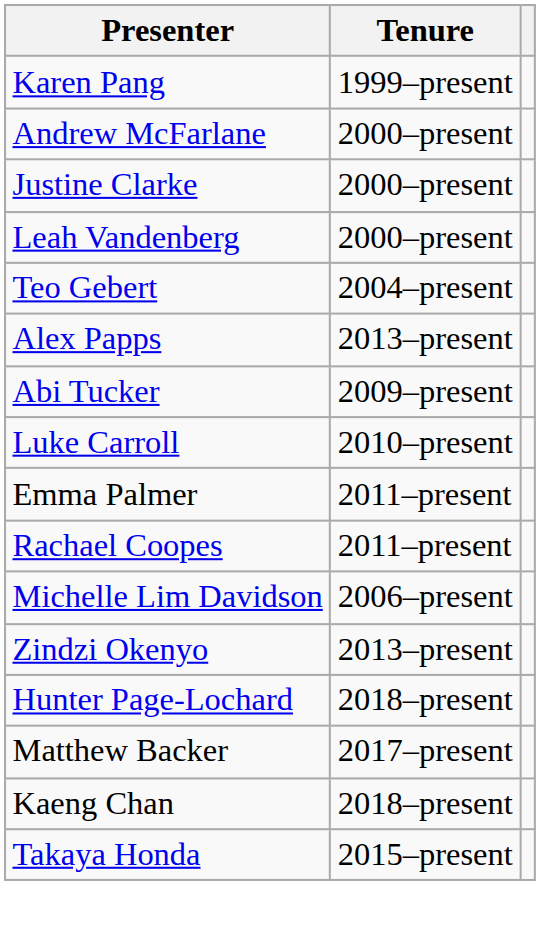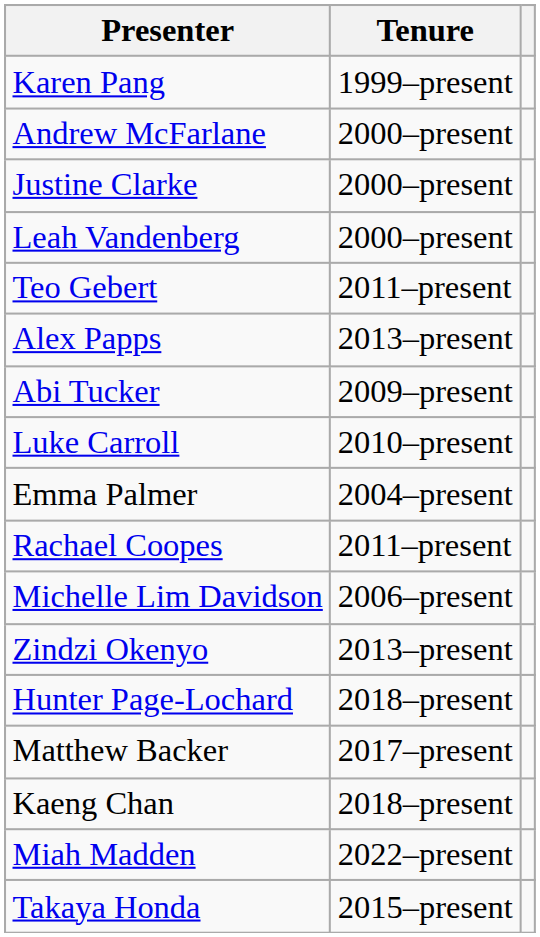(425, 287) 2004–present -> (425, 287) 2011–present
(425, 493) 2011–present -> (425, 493) 2004–present
+ row: (104, 854)
